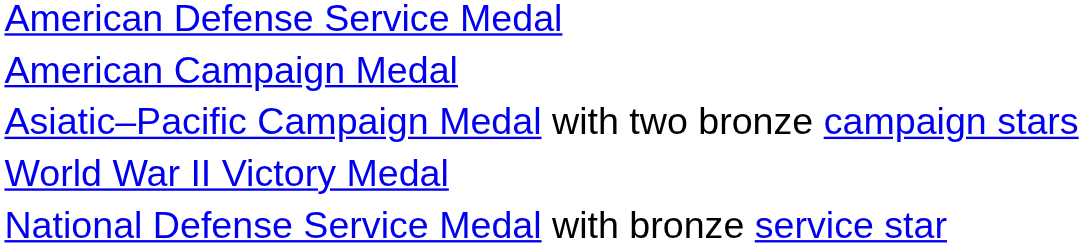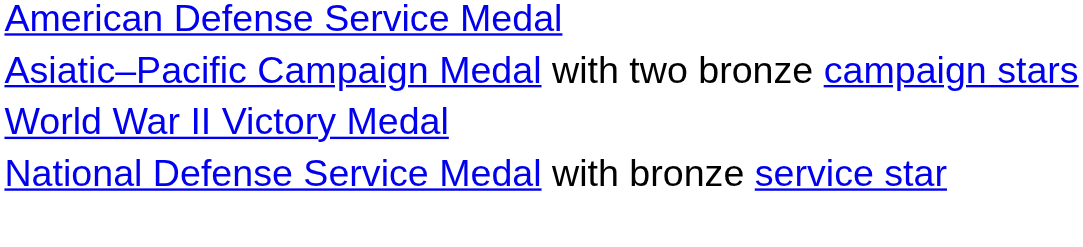- row: (231, 70)
